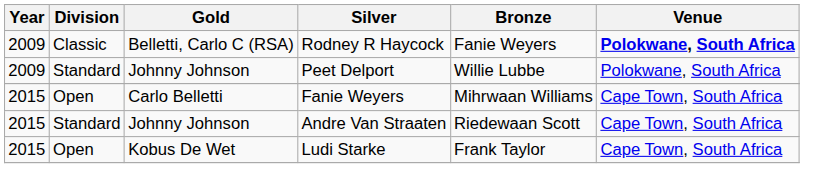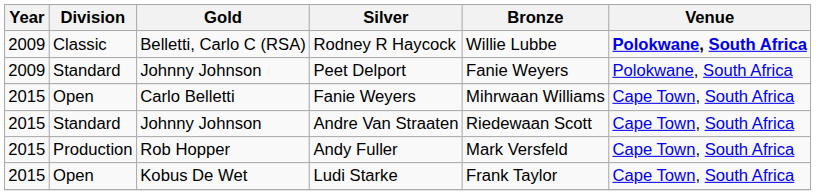(505, 44) Fanie Weyers -> (511, 44) Willie Lubbe
(499, 70) Willie Lubbe -> (517, 70) Fanie Weyers
+ row: (356, 149)
